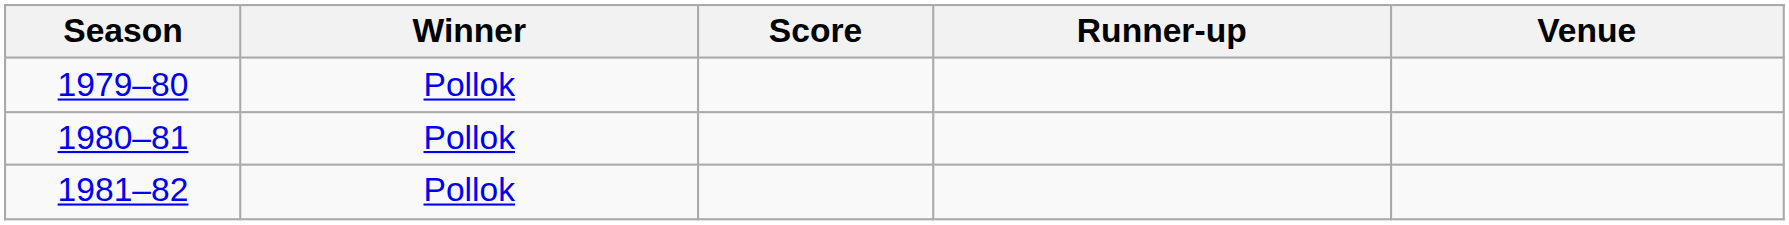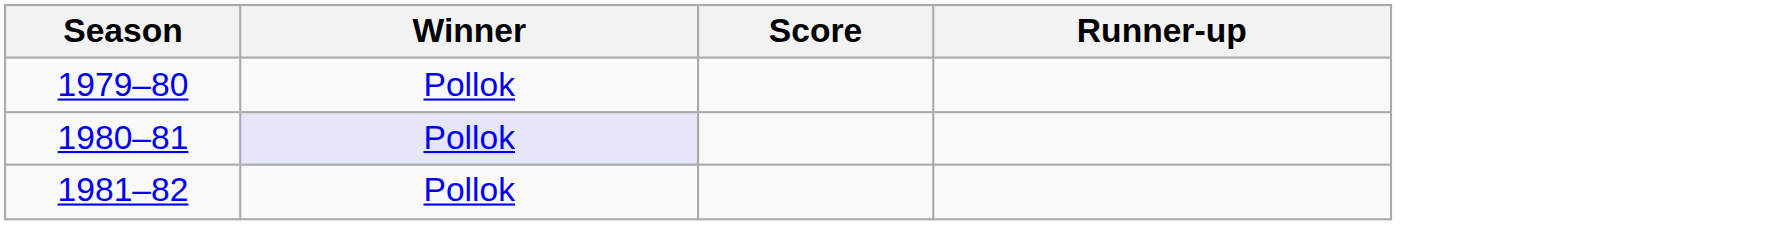- column: (1587, 31)
(469, 137) no background -> (469, 137) lavender background
